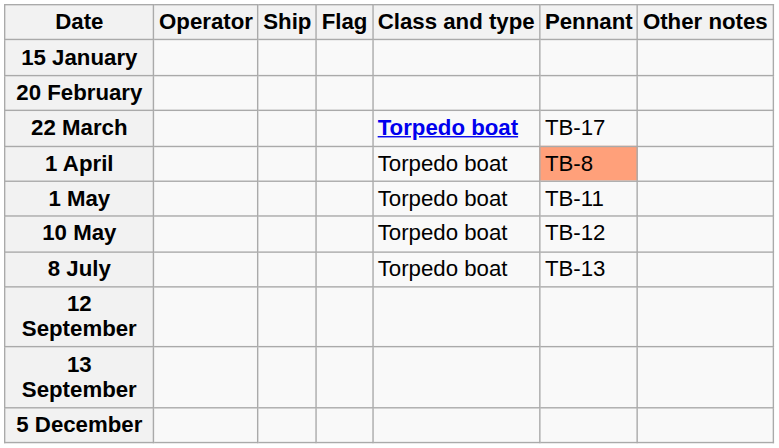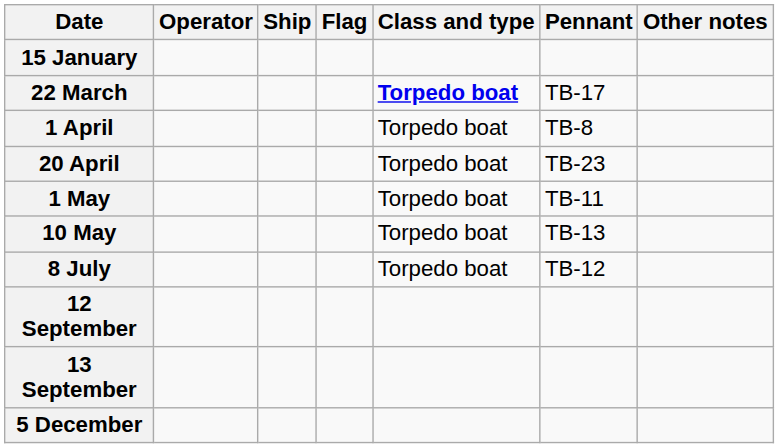- row: (79, 92)
(569, 163) lightsalmon background -> (569, 127) no background
+ row: (79, 163)
(575, 233) TB-12 -> (575, 233) TB-13
(575, 269) TB-13 -> (575, 269) TB-12
